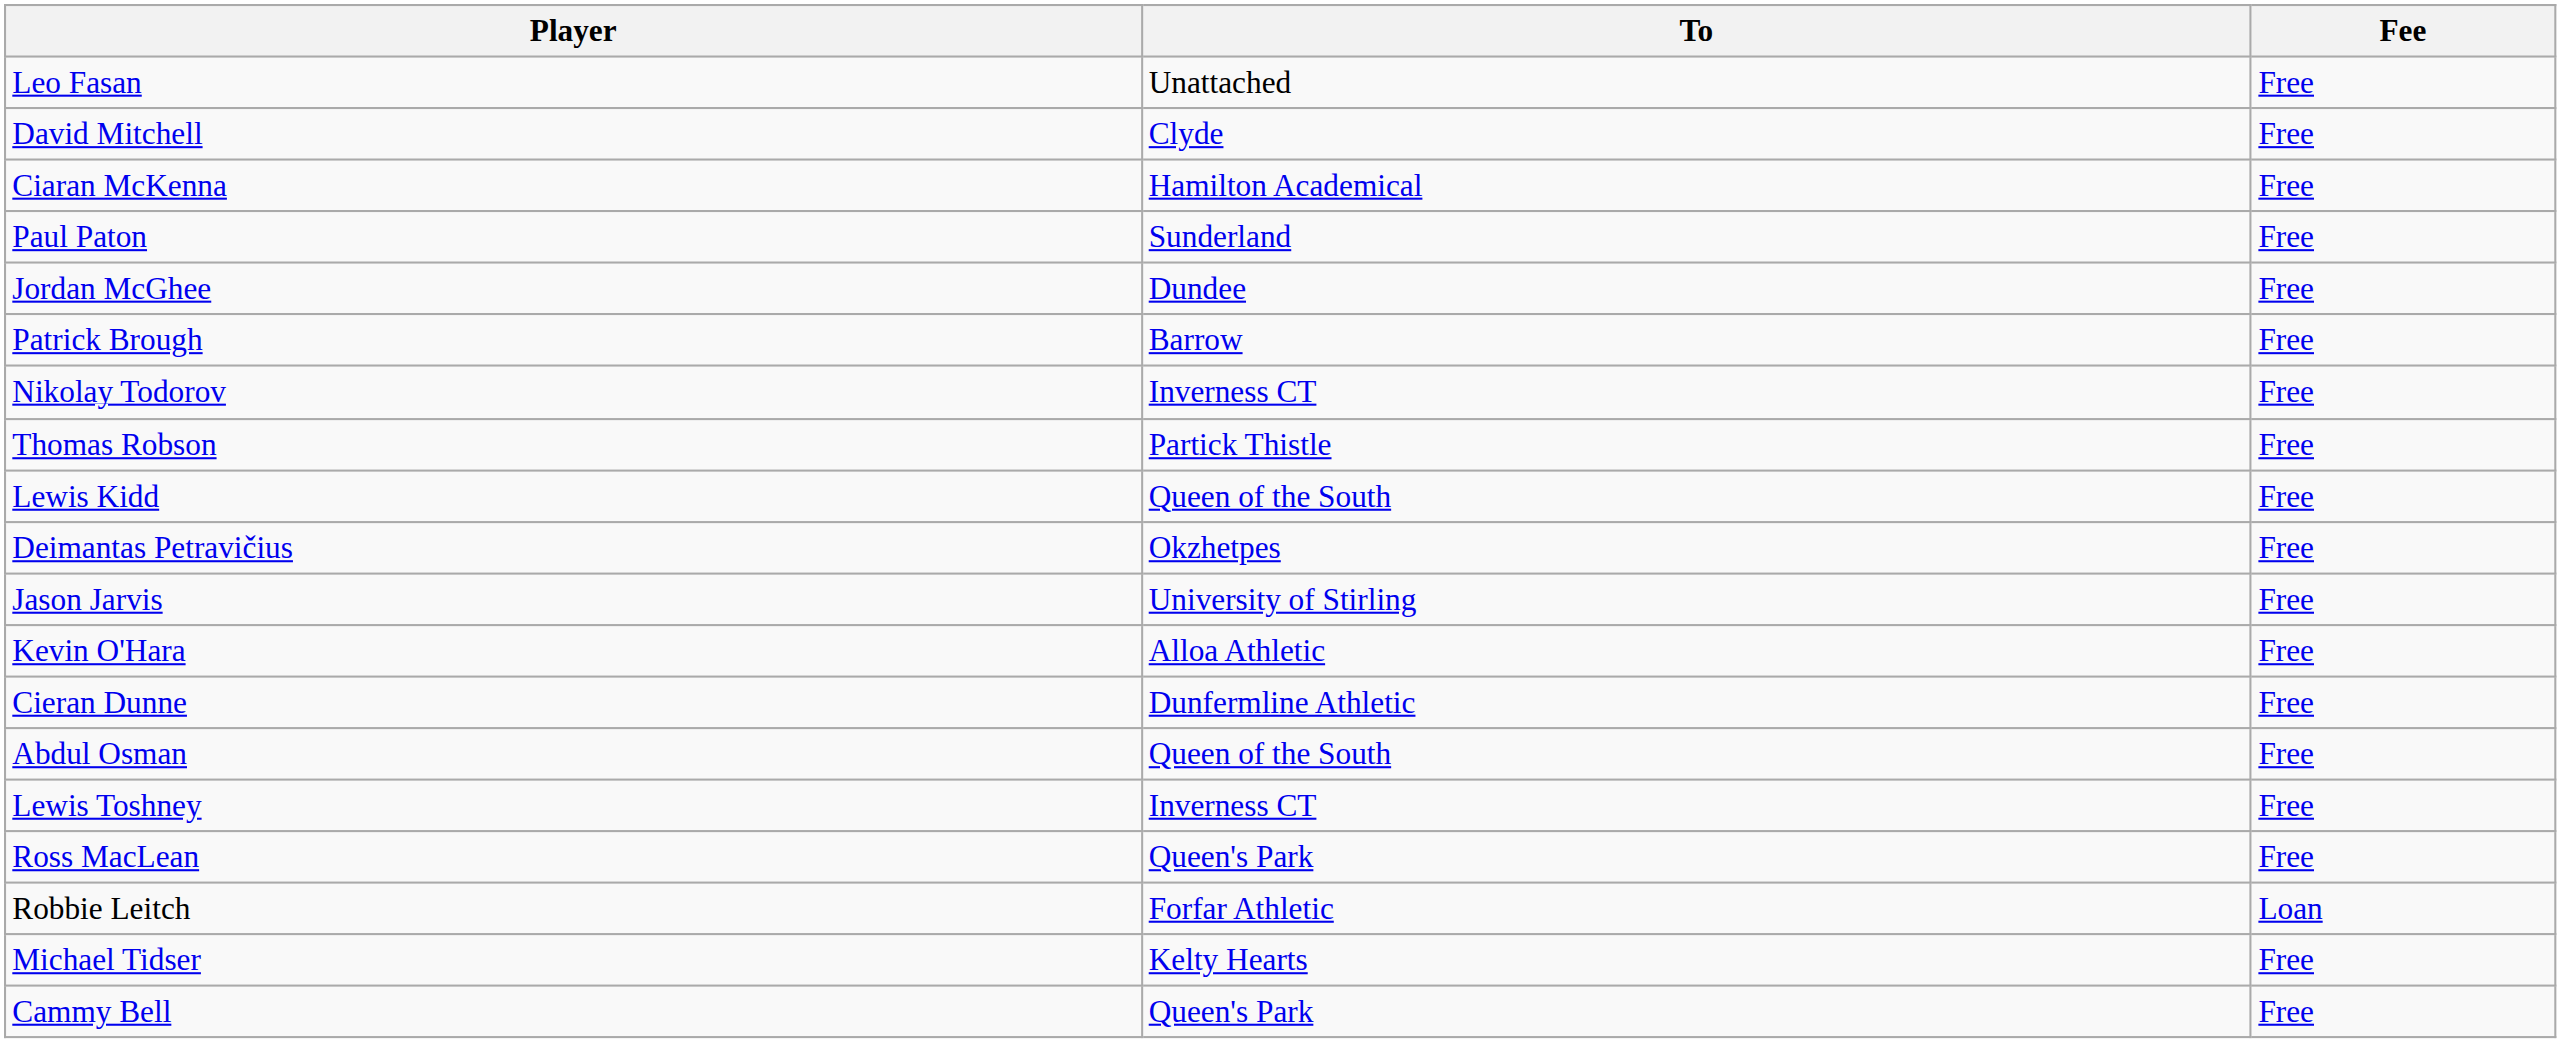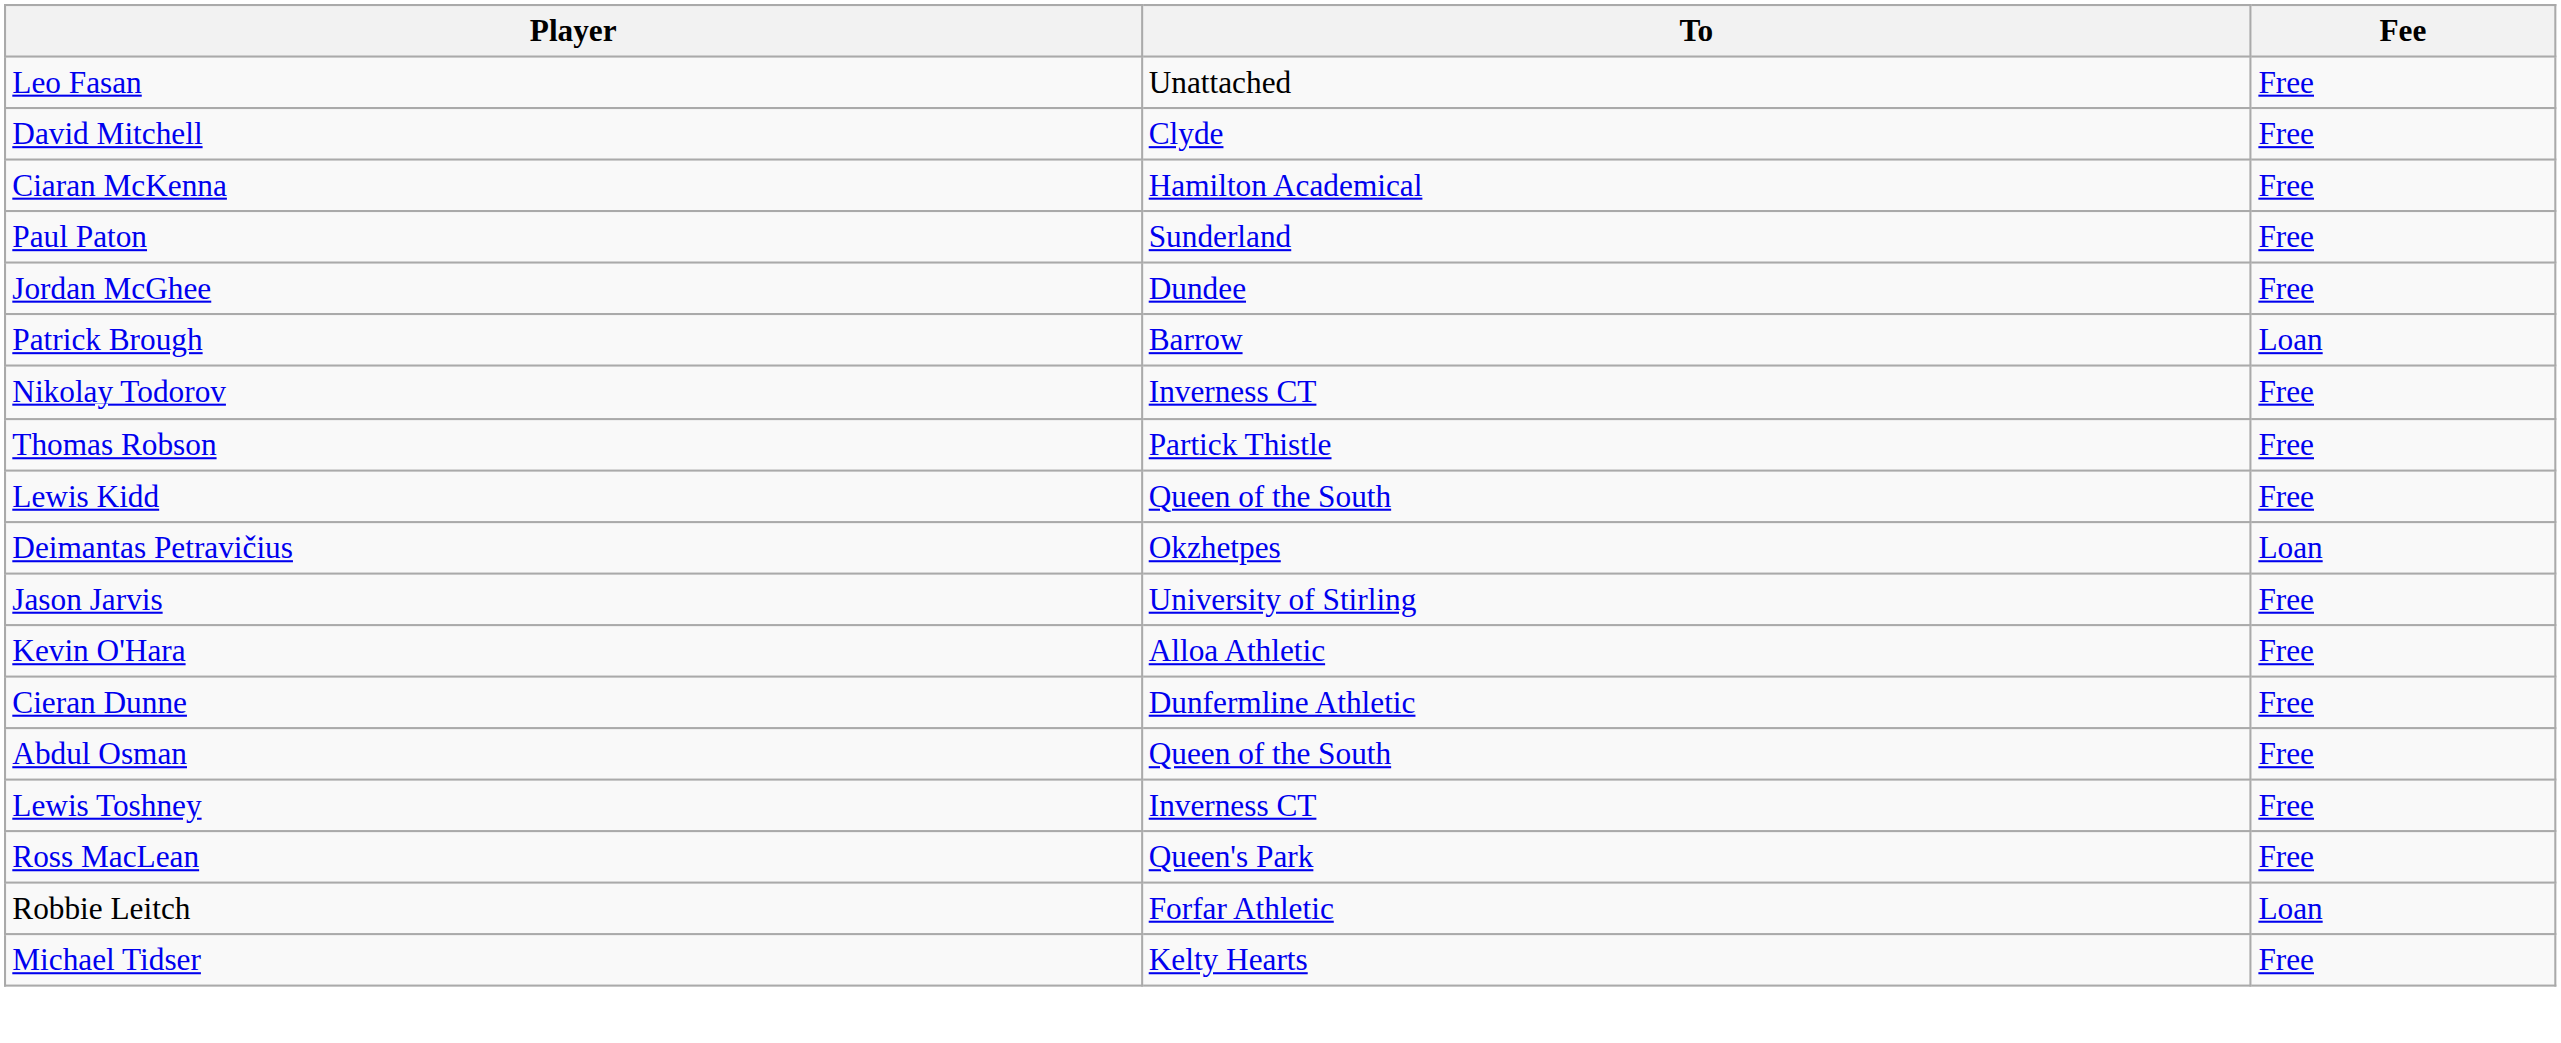(2286, 340) Free -> (2291, 340) Loan
(2286, 546) Free -> (2291, 546) Loan
- row: (92, 1011)
